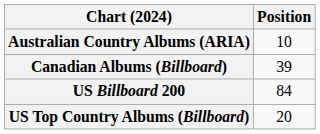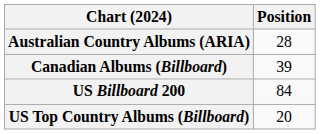(284, 41) 10 -> (284, 41) 28
